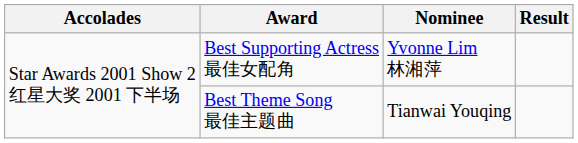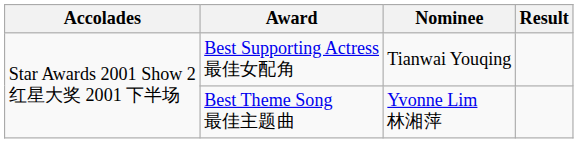(432, 58) Yvonne Lim 林湘萍 -> (449, 59) Tianwai Youqing
(449, 111) Tianwai Youqing -> (432, 110) Yvonne Lim 林湘萍
